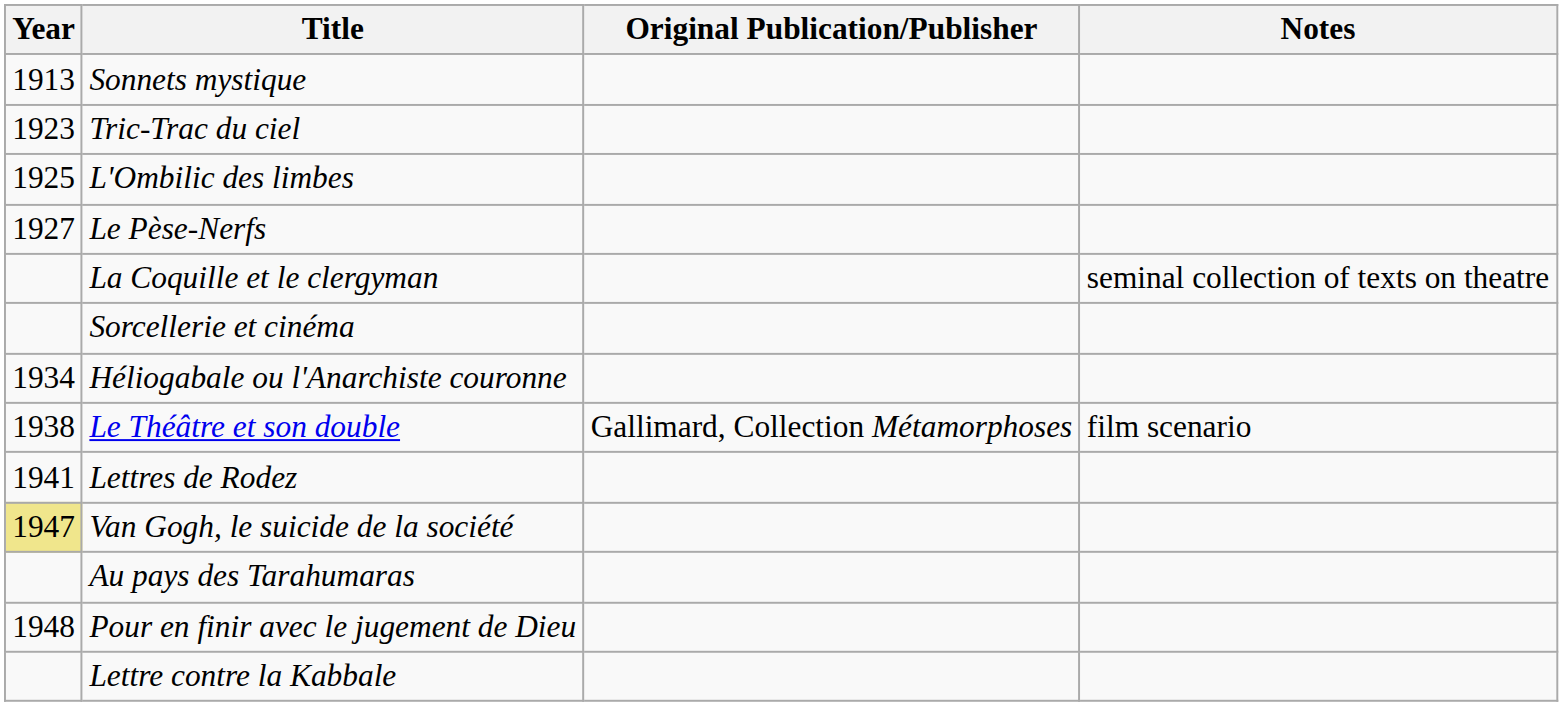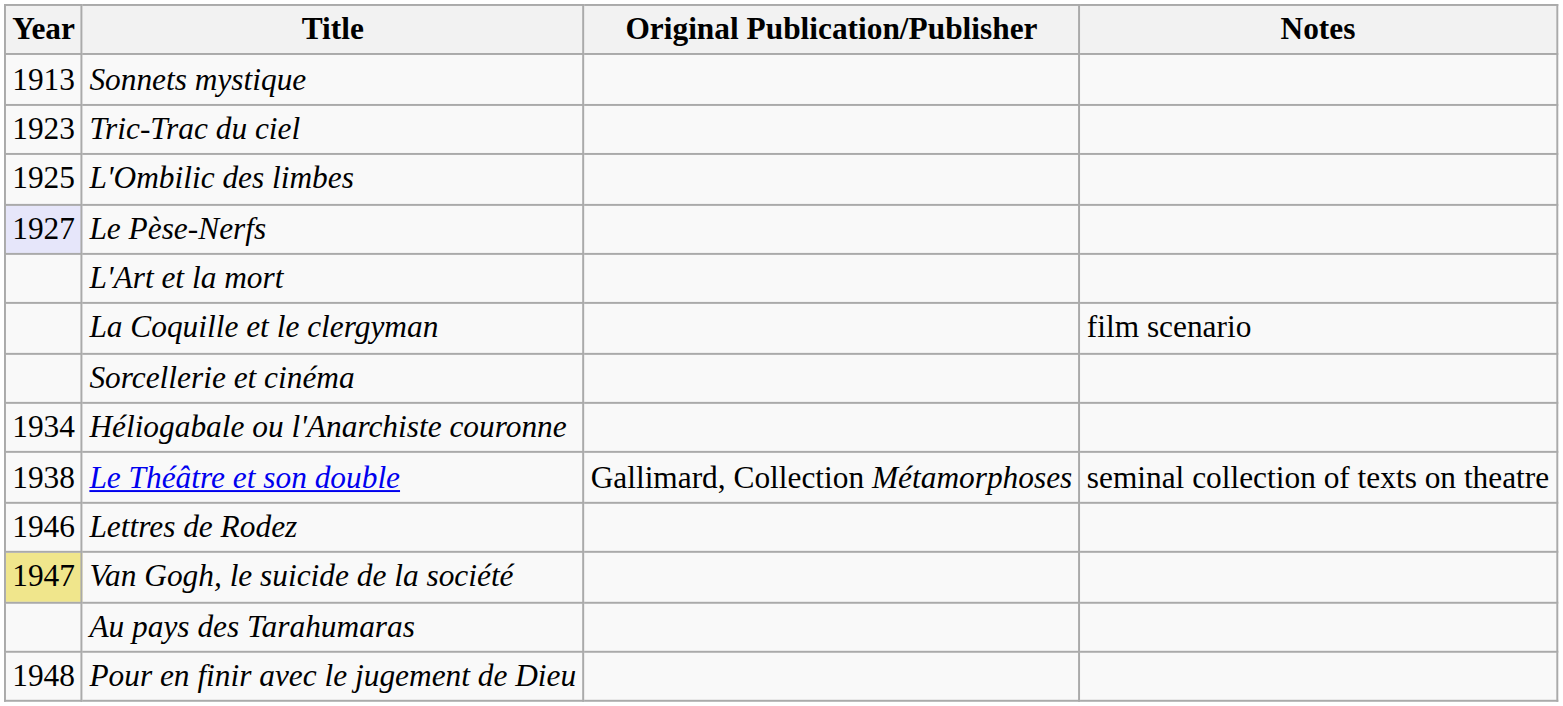(44, 228) no background -> (44, 228) lavender background
+ row: (186, 278)
(1318, 278) seminal collection of texts on theatre -> (1169, 327) film scenario
(1169, 427) film scenario -> (1318, 476) seminal collection of texts on theatre
(44, 476) 1941 -> (44, 526) 1946
- row: (243, 675)
